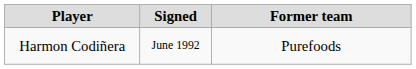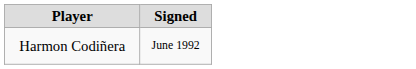- column: (311, 16)
